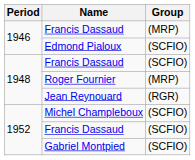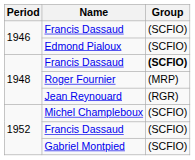(163, 29) (MRP) -> (168, 29) (SCFIO)
(168, 63) normal -> (168, 63) bold
